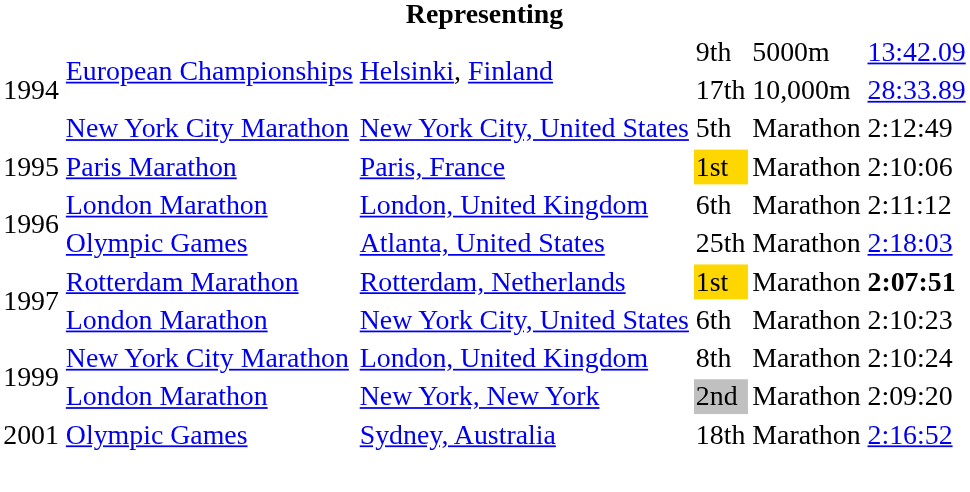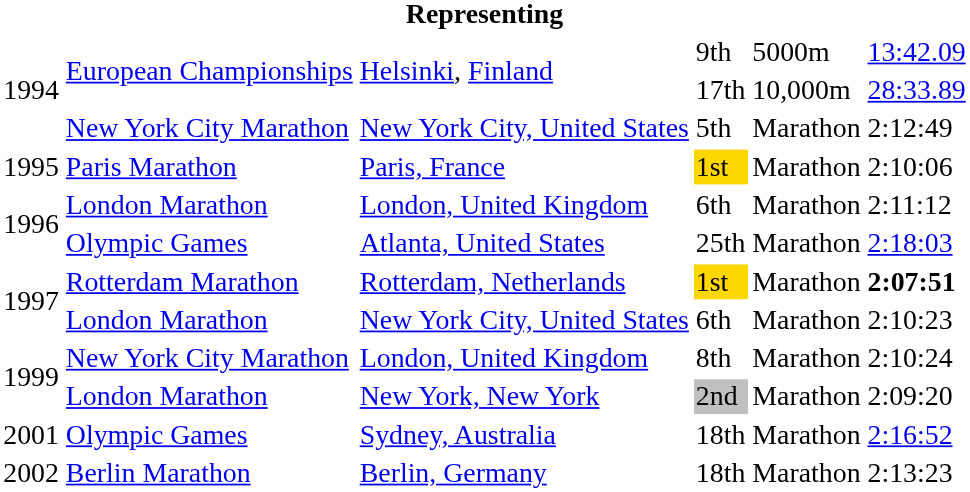+ row: (453, 472)
